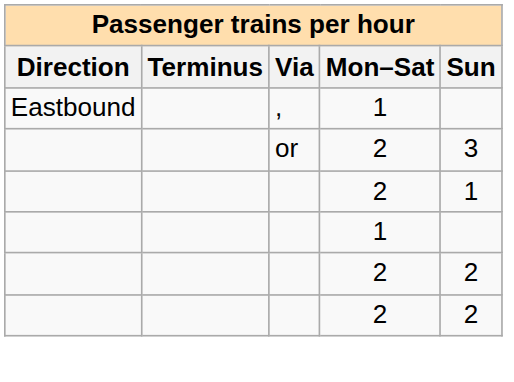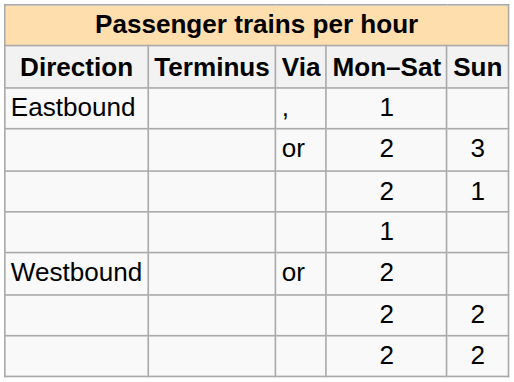+ row: (77, 273)
